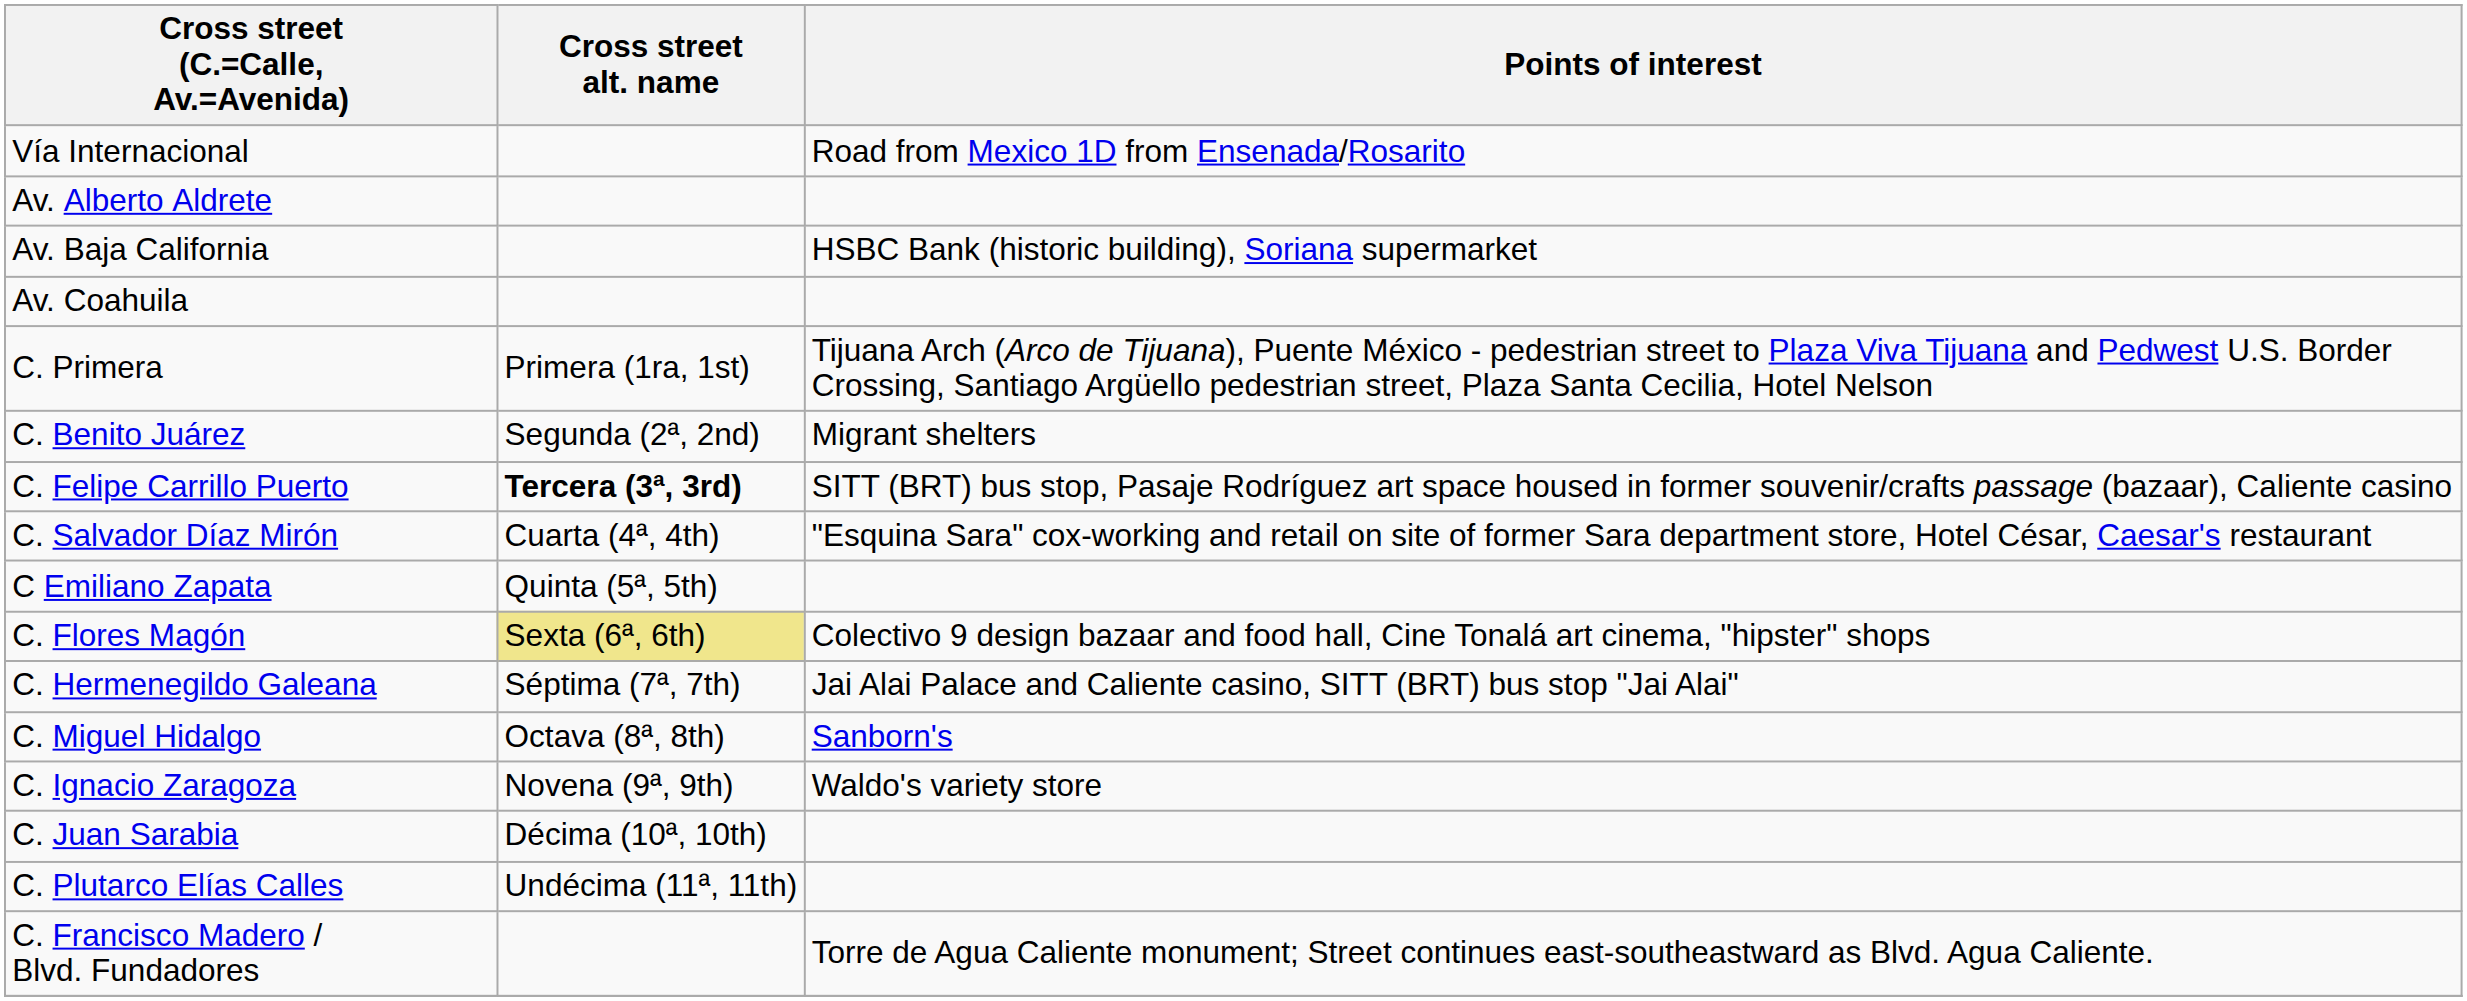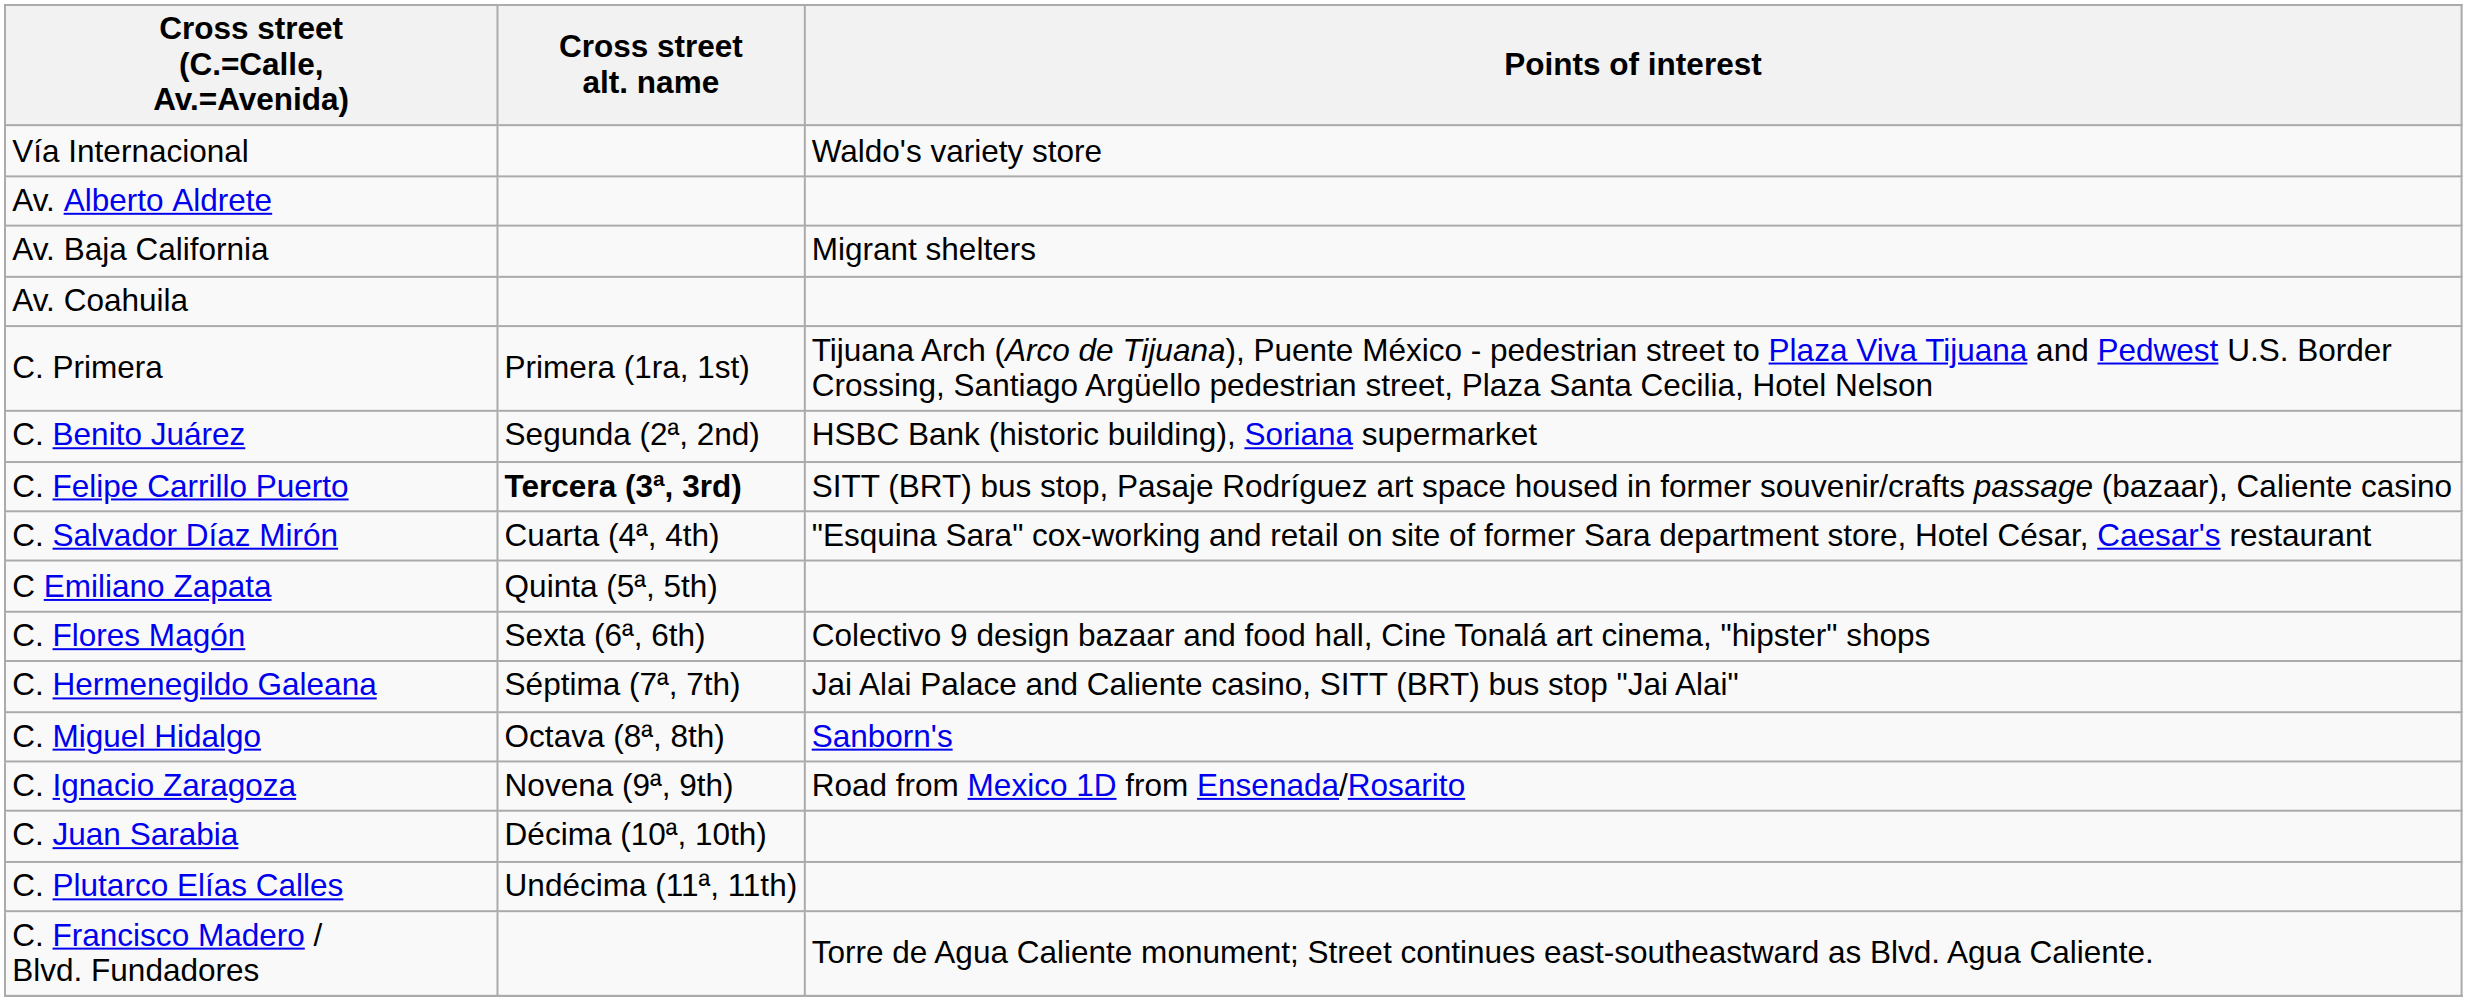(1138, 150) Road from Mexico 1D from Ensenada/Rosarito -> (957, 150) Waldo's variety store
(1174, 250) HSBC Bank (historic building), Soriana supermarket -> (924, 250) Migrant shelters
(924, 435) Migrant shelters -> (1174, 435) HSBC Bank (historic building), Soriana supermarket
(605, 635) khaki background -> (605, 635) no background
(957, 785) Waldo's variety store -> (1138, 785) Road from Mexico 1D from Ensenada/Rosarito
